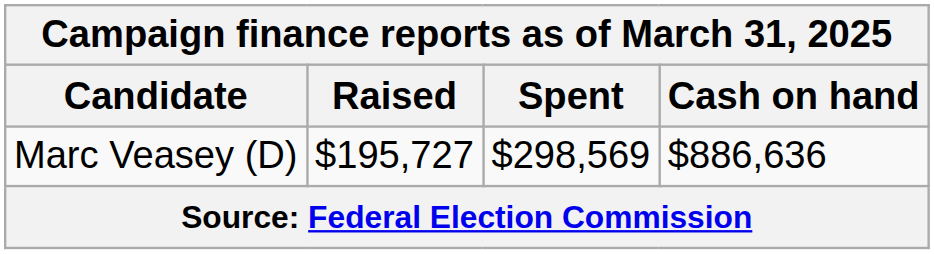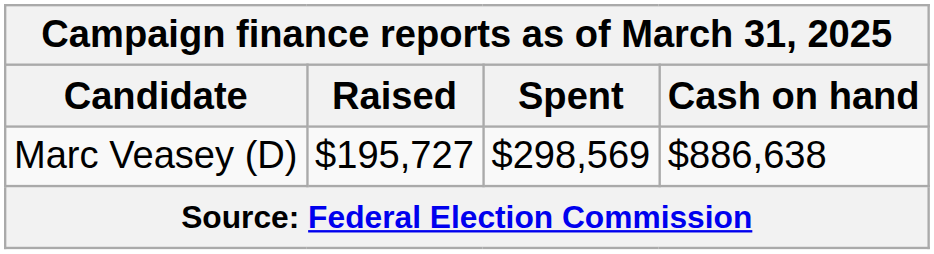(747, 155) $886,636 -> (747, 155) $886,638
